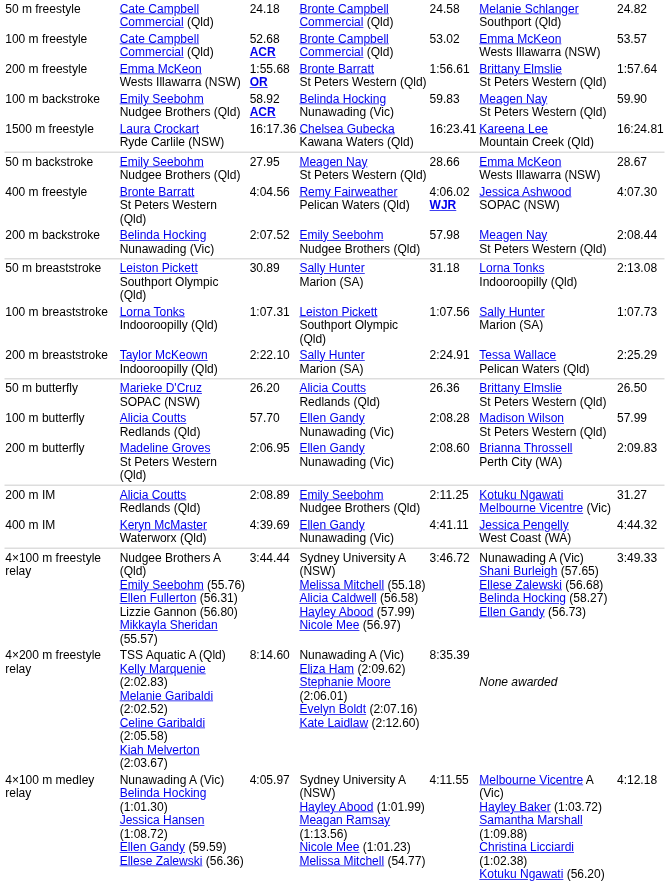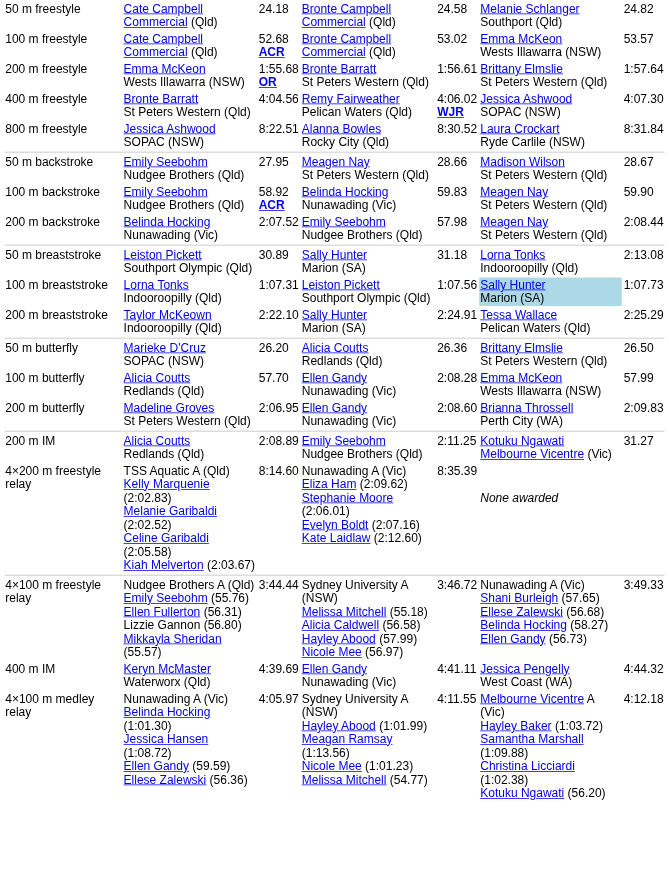rows swapped: (46, 192) <-> (53, 99)
+ row: (46, 129)
- row: (50, 129)
(540, 168) Emma McKeon Wests Illawarra (NSW) -> (544, 168) Madison Wilson St Peters Western (Qld)
(512, 318) no background -> (513, 291) lightblue background
(543, 425) Madison Wilson St Peters Western (Qld) -> (541, 384) Emma McKeon Wests Illawarra (NSW)
rows swapped: (30, 525) <-> (53, 662)
